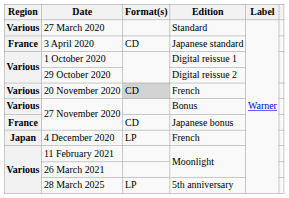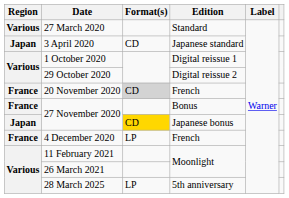(23, 43) France -> (23, 43) Japan
(23, 91) Various -> (23, 91) France
(23, 106) Various -> (23, 106) France
(23, 122) France -> (23, 122) Japan
(132, 122) no background -> (132, 122) gold background
(23, 138) Japan -> (23, 138) France
